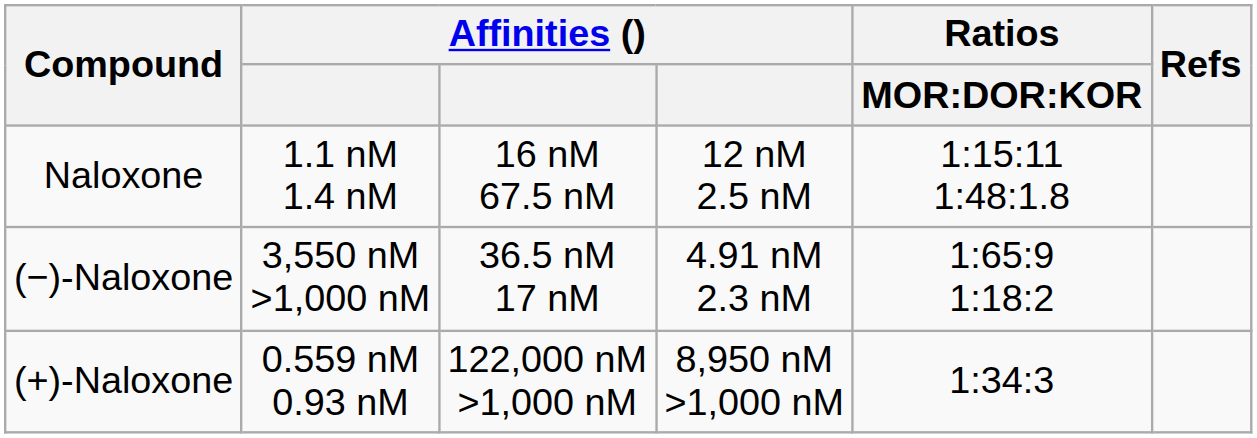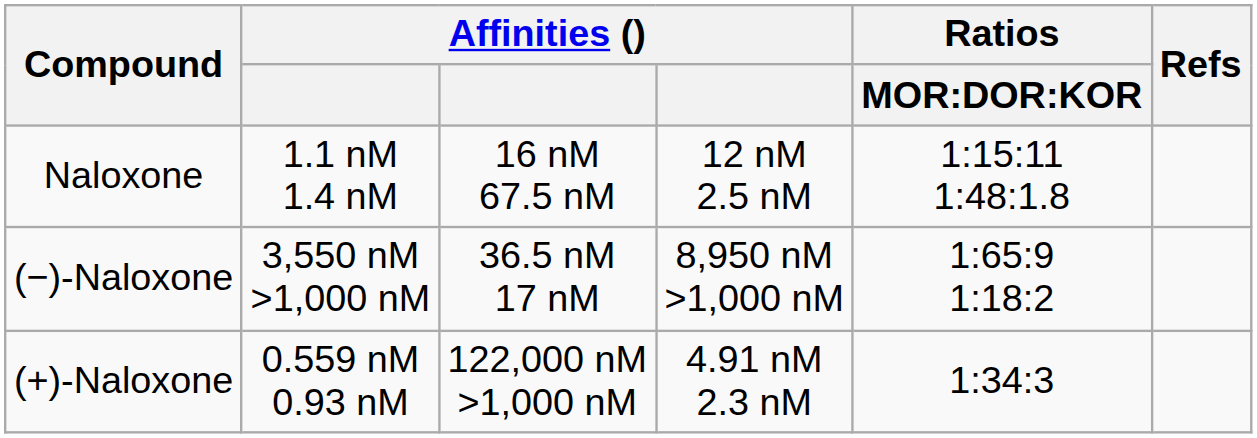(754, 277) 4.91 nM 2.3 nM -> (754, 277) 8,950 nM >1,000 nM
(754, 380) 8,950 nM >1,000 nM -> (754, 380) 4.91 nM 2.3 nM
